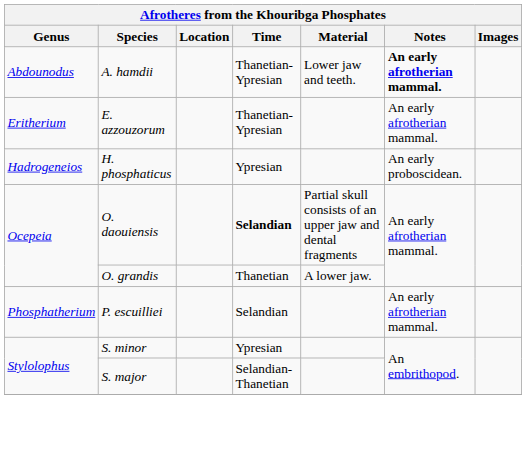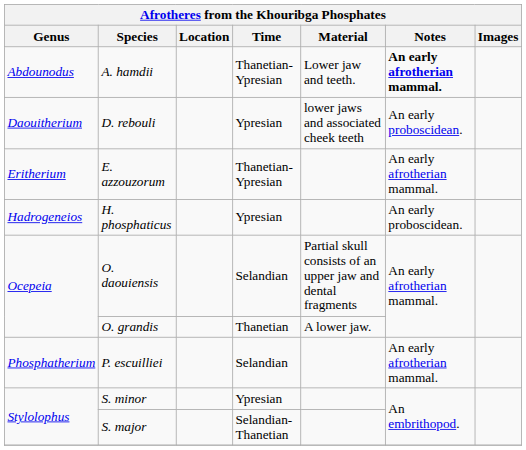+ row: (128, 123)
(264, 224) bold -> (262, 275) normal
